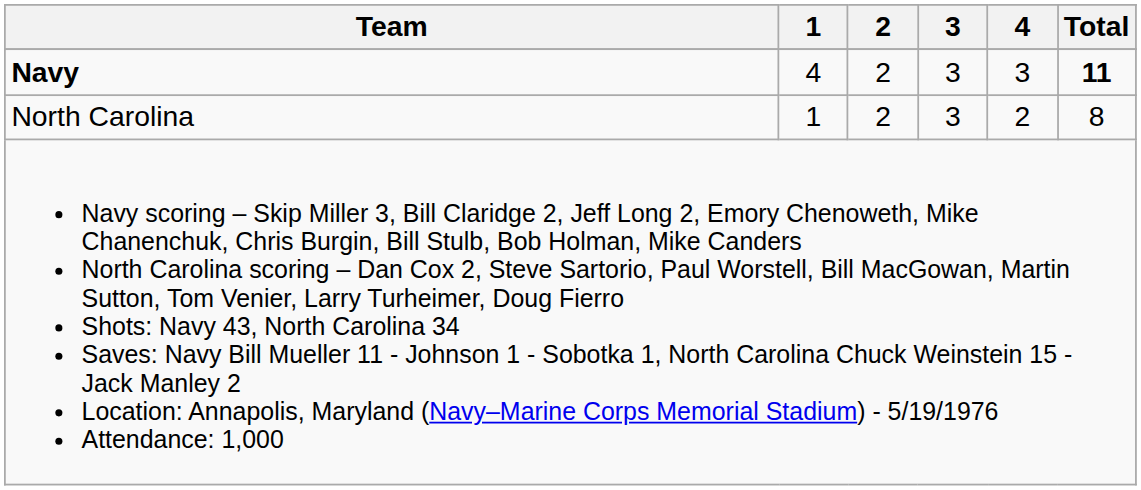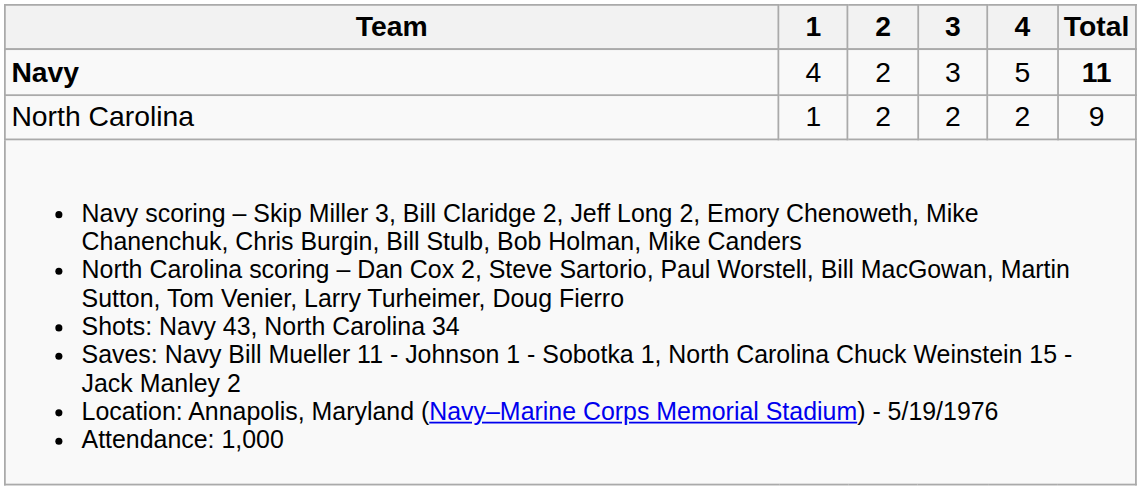(1022, 71) 3 -> (1022, 71) 5
(953, 116) 3 -> (953, 116) 2
(1097, 116) 8 -> (1097, 116) 9
